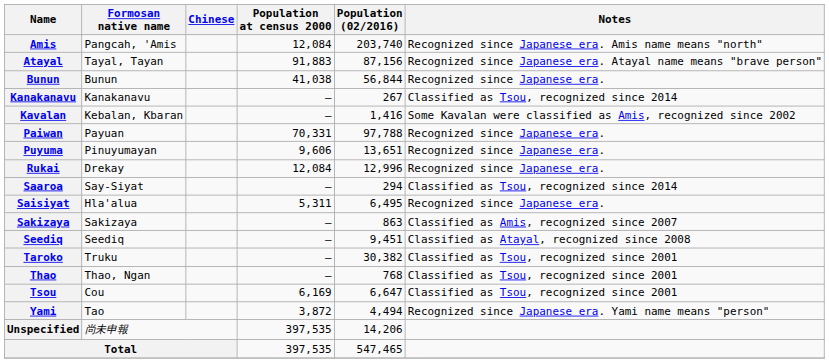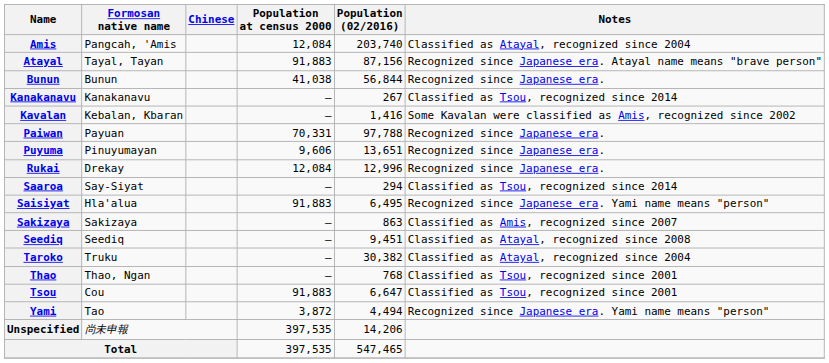(585, 44) Recognized since Japanese era. Amis name means "north" -> (549, 44) Classified as Atayal, recognized since 2004
(315, 204) 5,311 -> (312, 204) 91,883
(506, 204) Recognized since Japanese era. -> (589, 204) Recognized since Japanese era. Yami name means "person"
(543, 257) Classified as Tsou, recognized since 2001 -> (549, 257) Classified as Atayal, recognized since 2004
(315, 293) 6,169 -> (312, 293) 91,883
